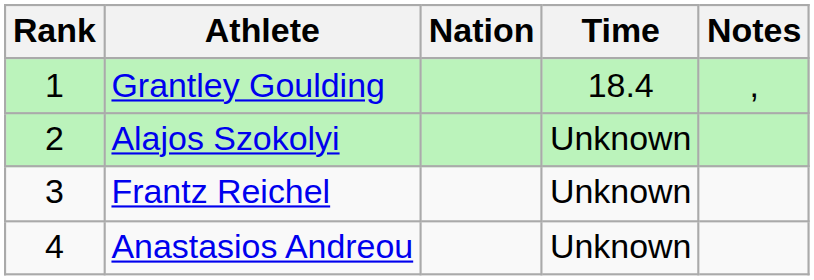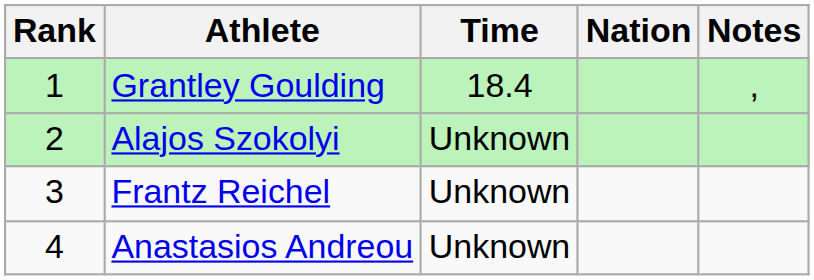columns swapped: (482, 31) <-> (621, 31)
